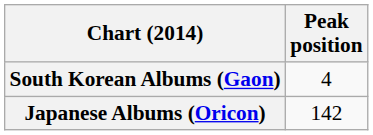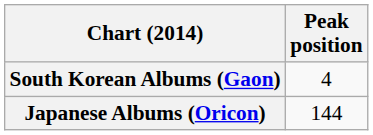(326, 112) 142 -> (326, 112) 144
